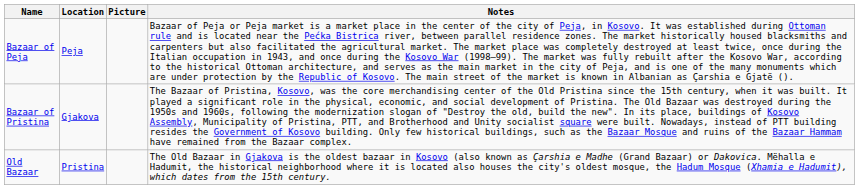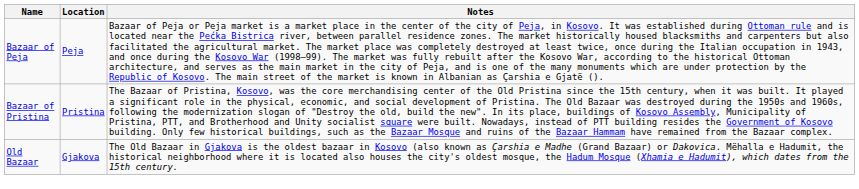- column: (127, 12)
(80, 117) Gjakova -> (83, 112) Pristina
(83, 167) Pristina -> (81, 157) Gjakova
